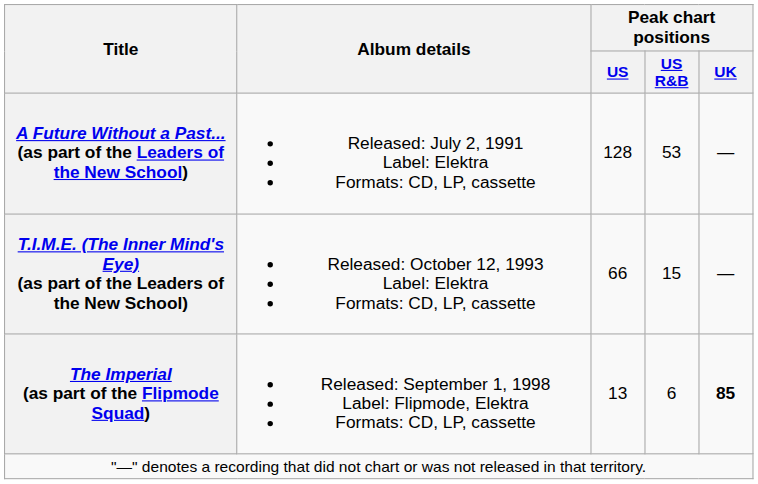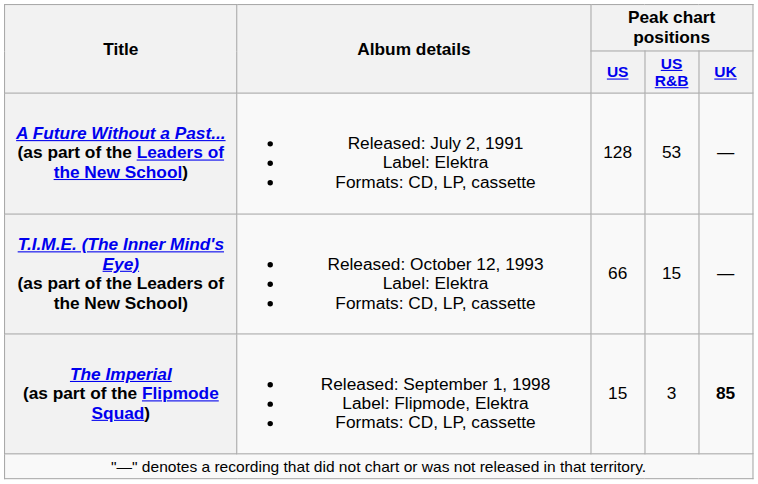(618, 393) 13 -> (618, 393) 15
(672, 393) 6 -> (672, 393) 3
